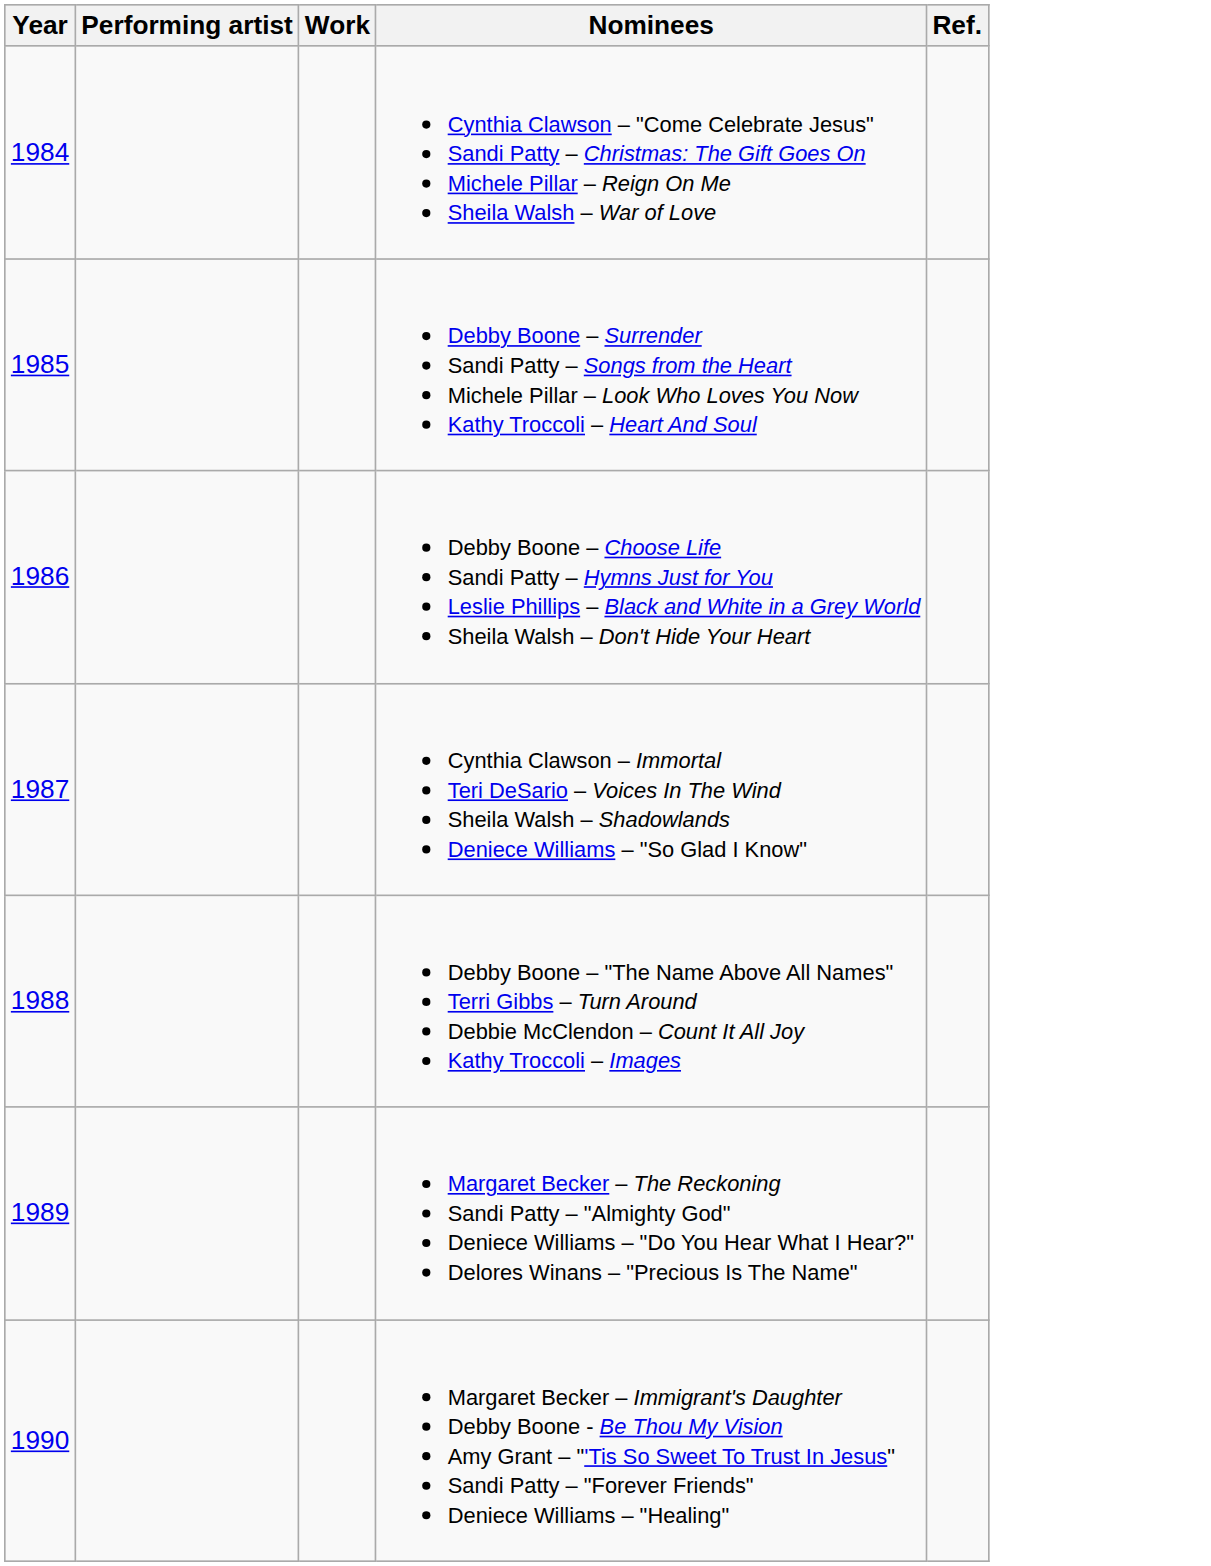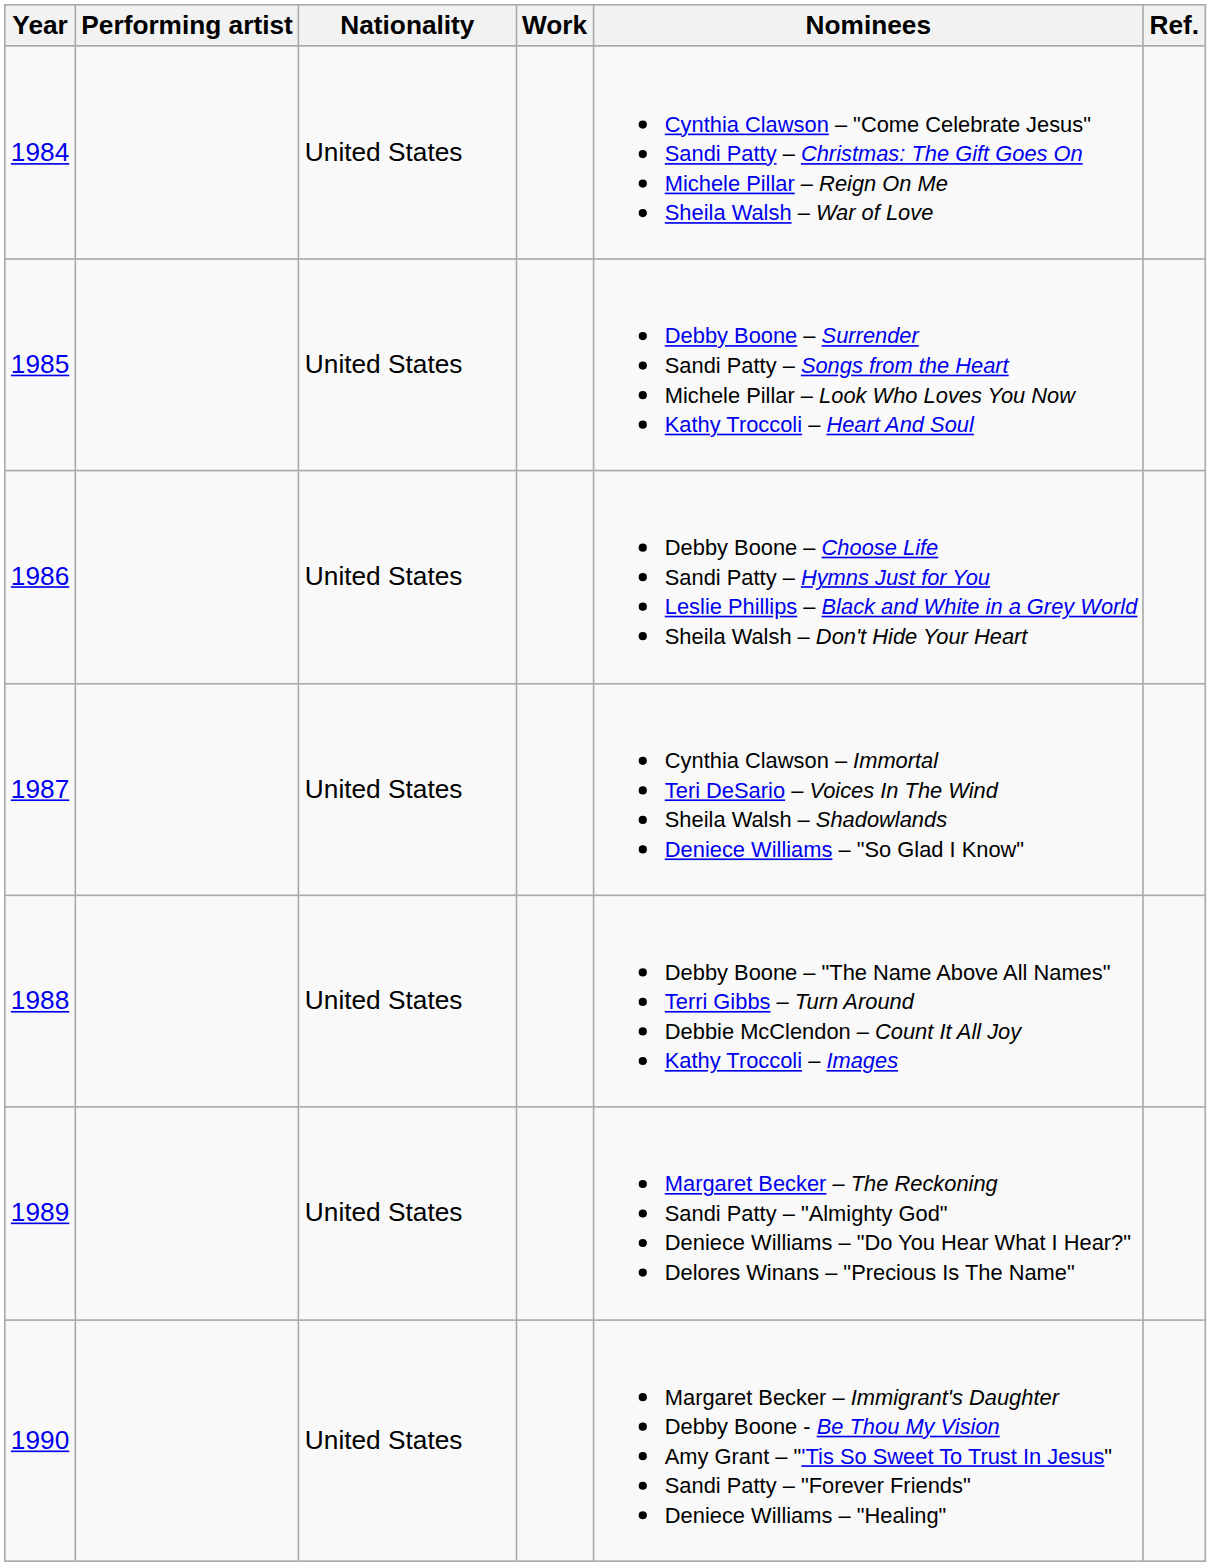+ column: (407, 25)
